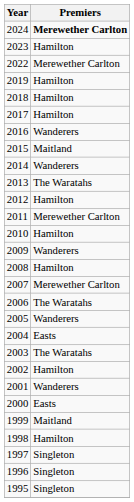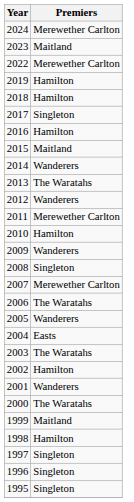(80, 30) bold -> (76, 30) normal
(53, 47) Hamilton -> (53, 47) Maitland
(53, 115) Hamilton -> (54, 115) Singleton
(56, 132) Wanderers -> (53, 132) Hamilton
(53, 200) Hamilton -> (56, 200) Wanderers
(53, 268) Hamilton -> (54, 268) Singleton
(45, 404) Easts -> (63, 404) The Waratahs
